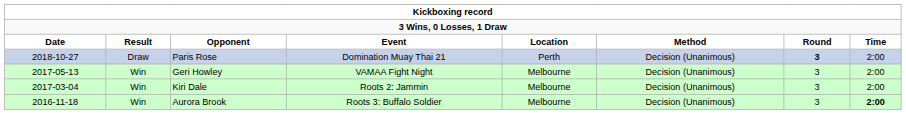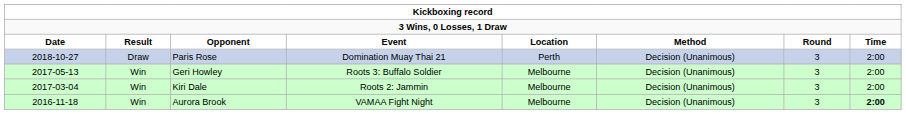(817, 57) bold -> (817, 57) normal
(394, 72) VAMAA Fight Night -> (394, 72) Roots 3: Buffalo Soldier
(394, 101) Roots 3: Buffalo Soldier -> (394, 101) VAMAA Fight Night
